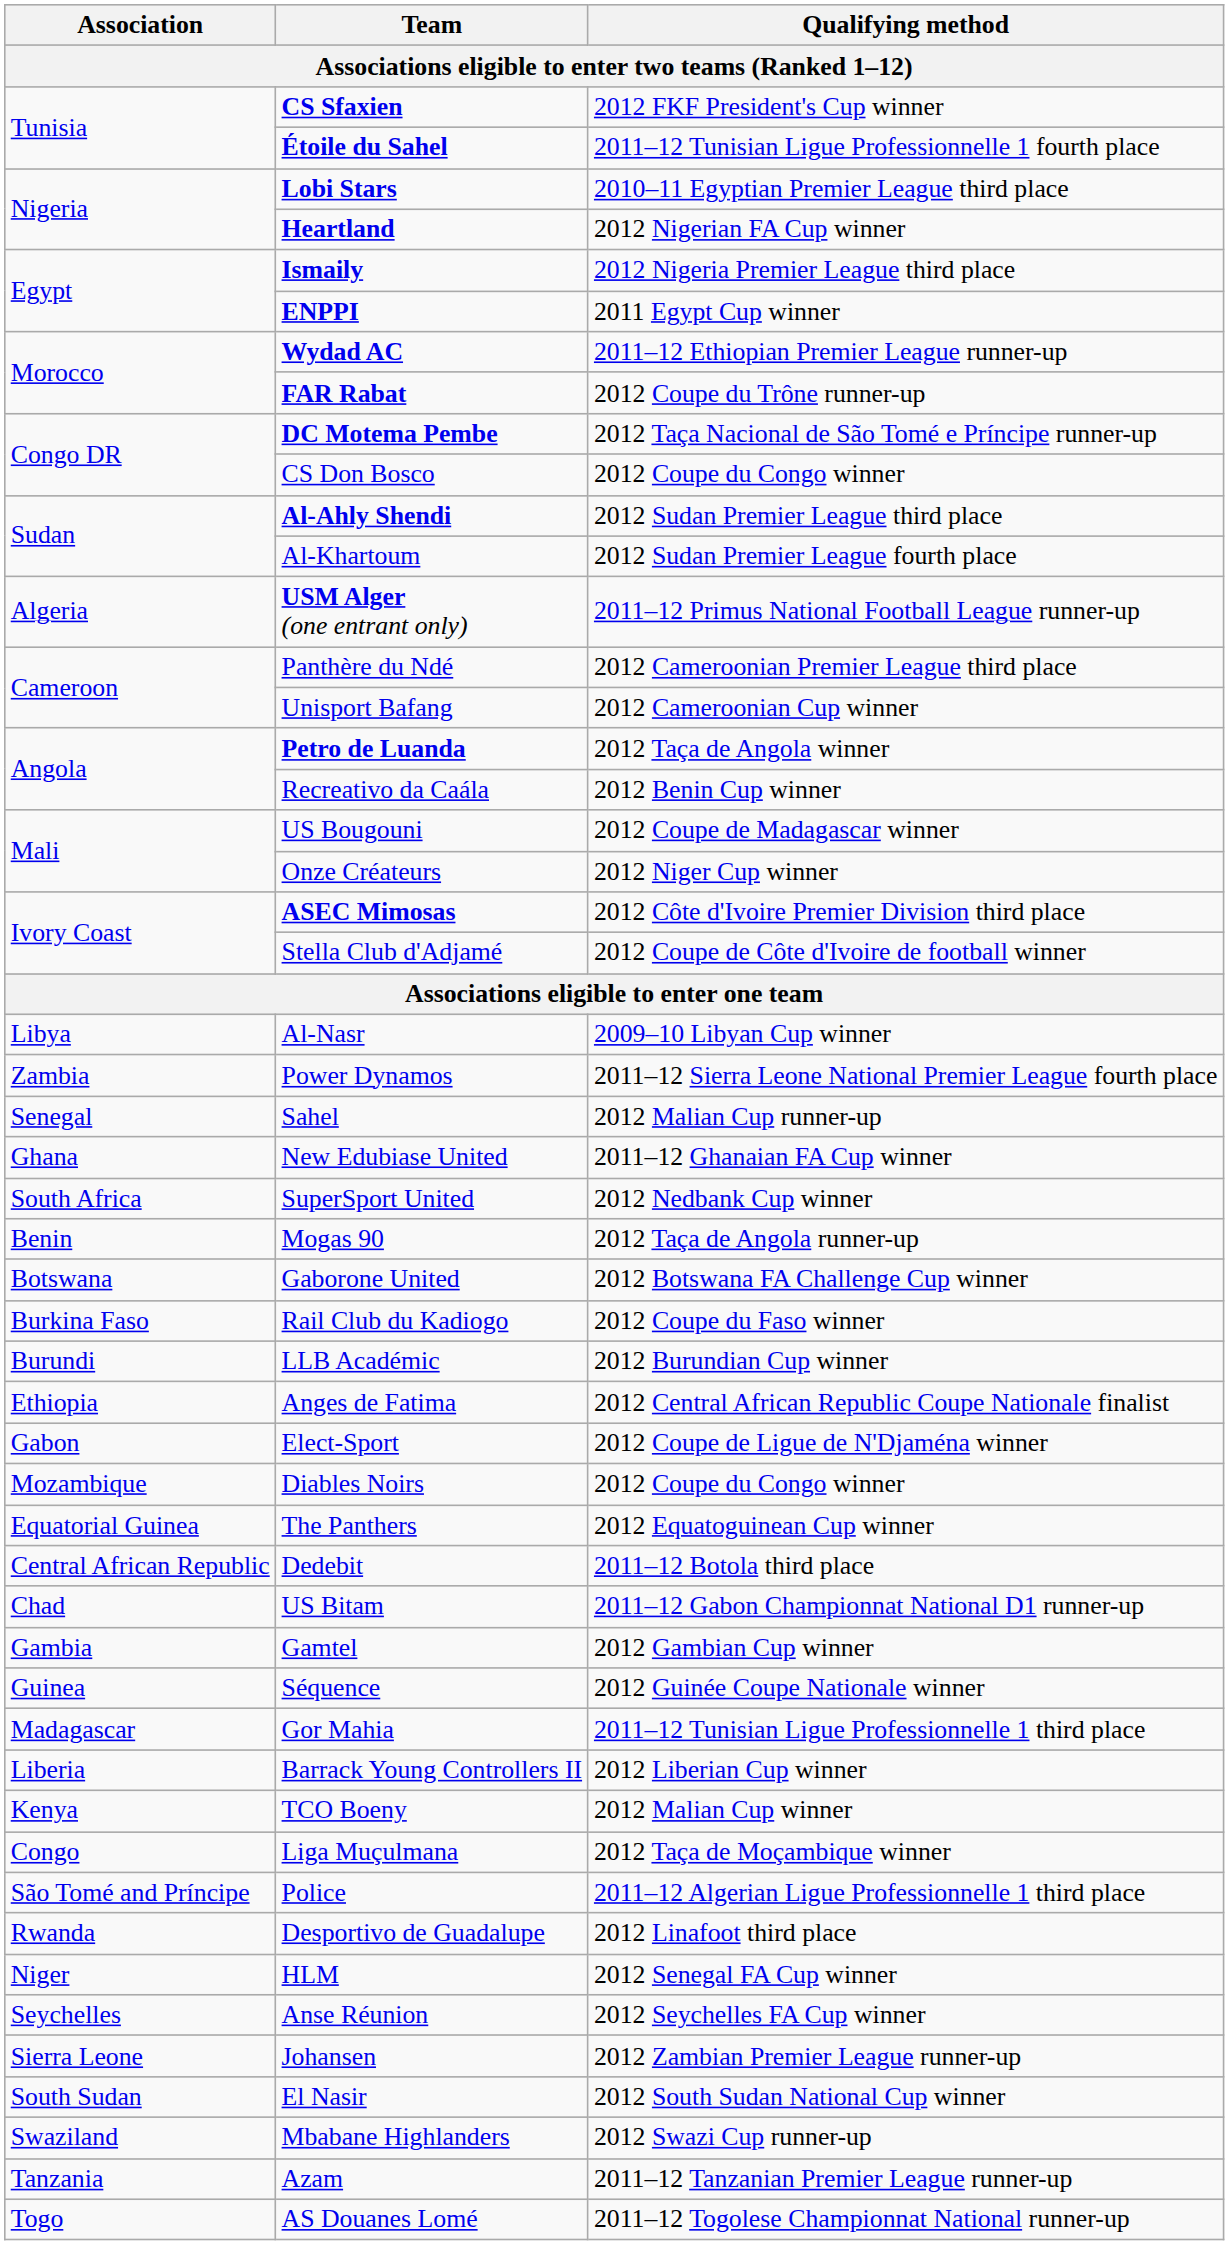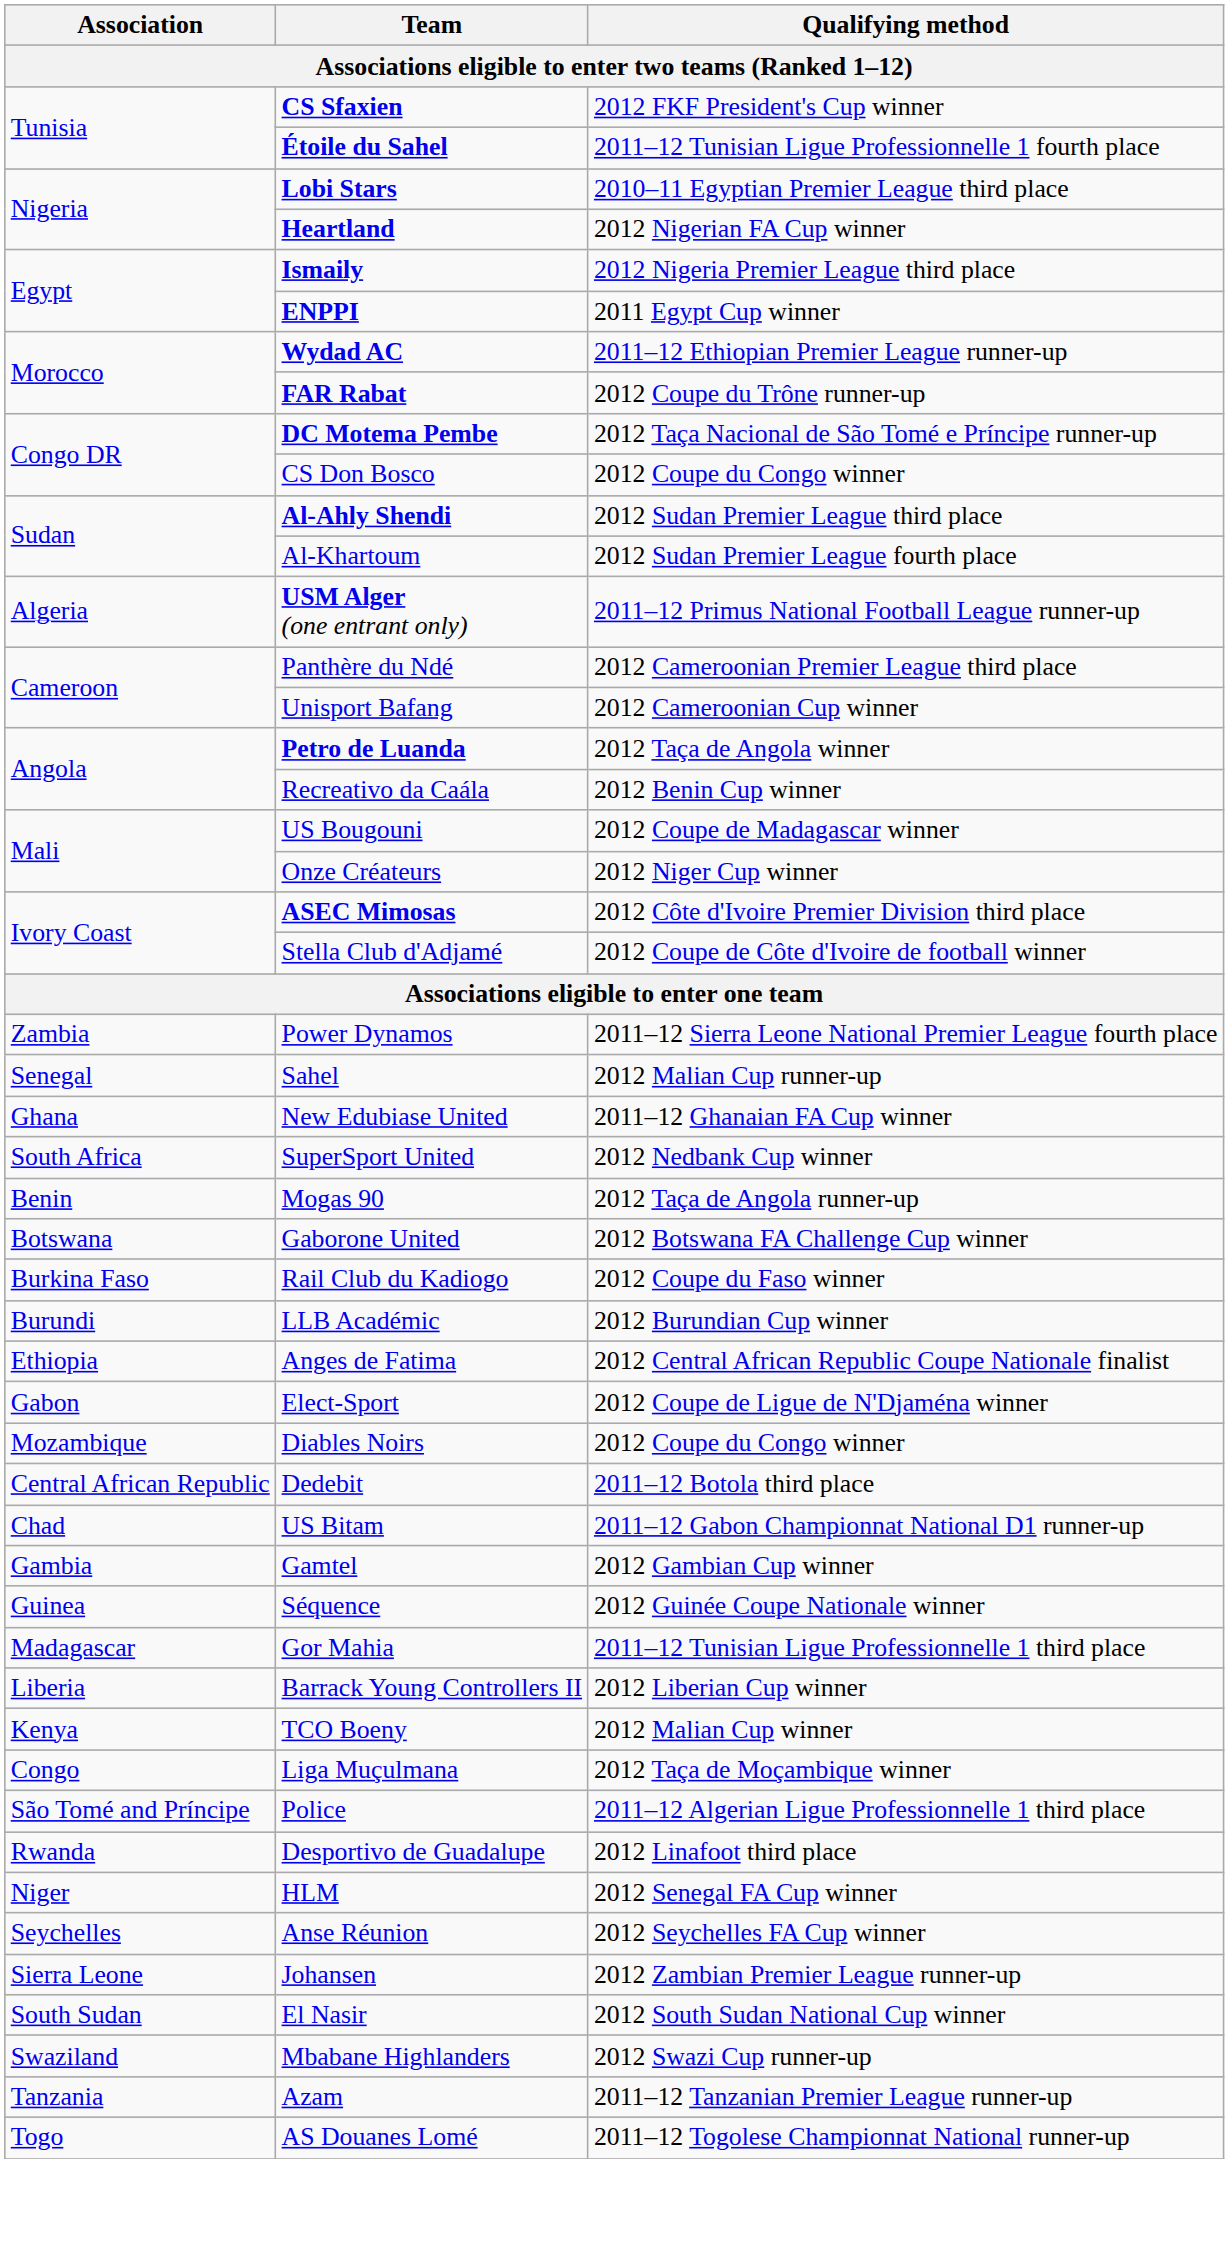- row: (323, 1034)
- row: (349, 1524)
